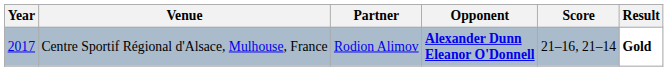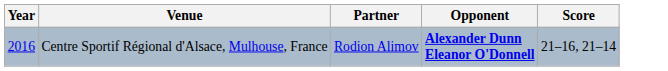- column: (641, 16)
(21, 46) 2017 -> (21, 46) 2016
